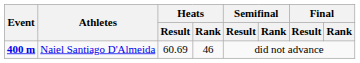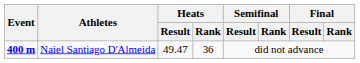(175, 50) 60.69 -> (175, 50) 49.47
(208, 50) 46 -> (208, 50) 36
